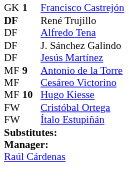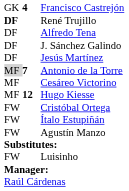(25, 8) 1 -> (25, 8) 4
(12, 70) no background -> (12, 70) lightgrey background
(25, 70) 9 -> (25, 70) 7
(28, 95) 10 -> (28, 95) 12
+ row: (73, 132)
+ row: (59, 157)
